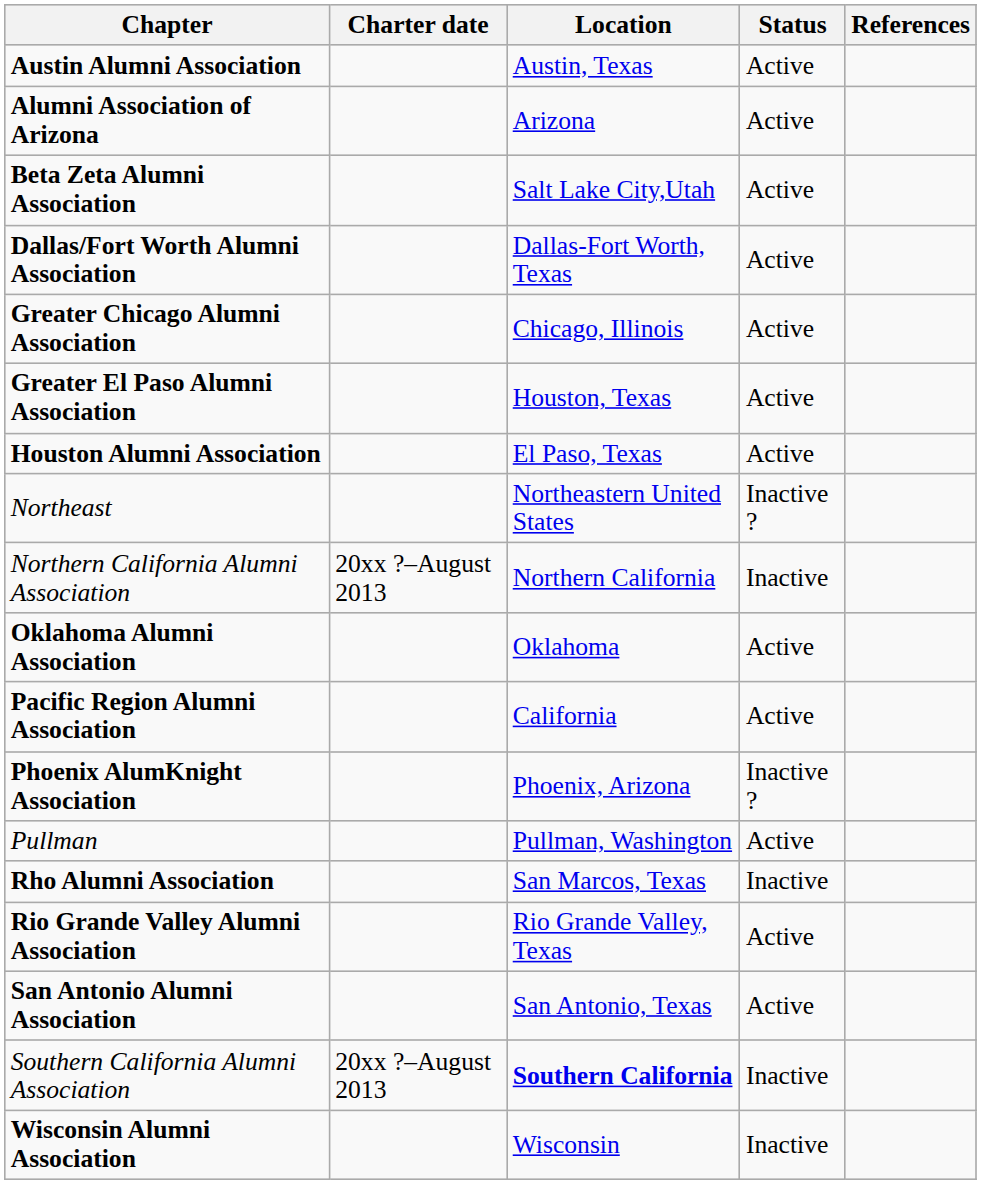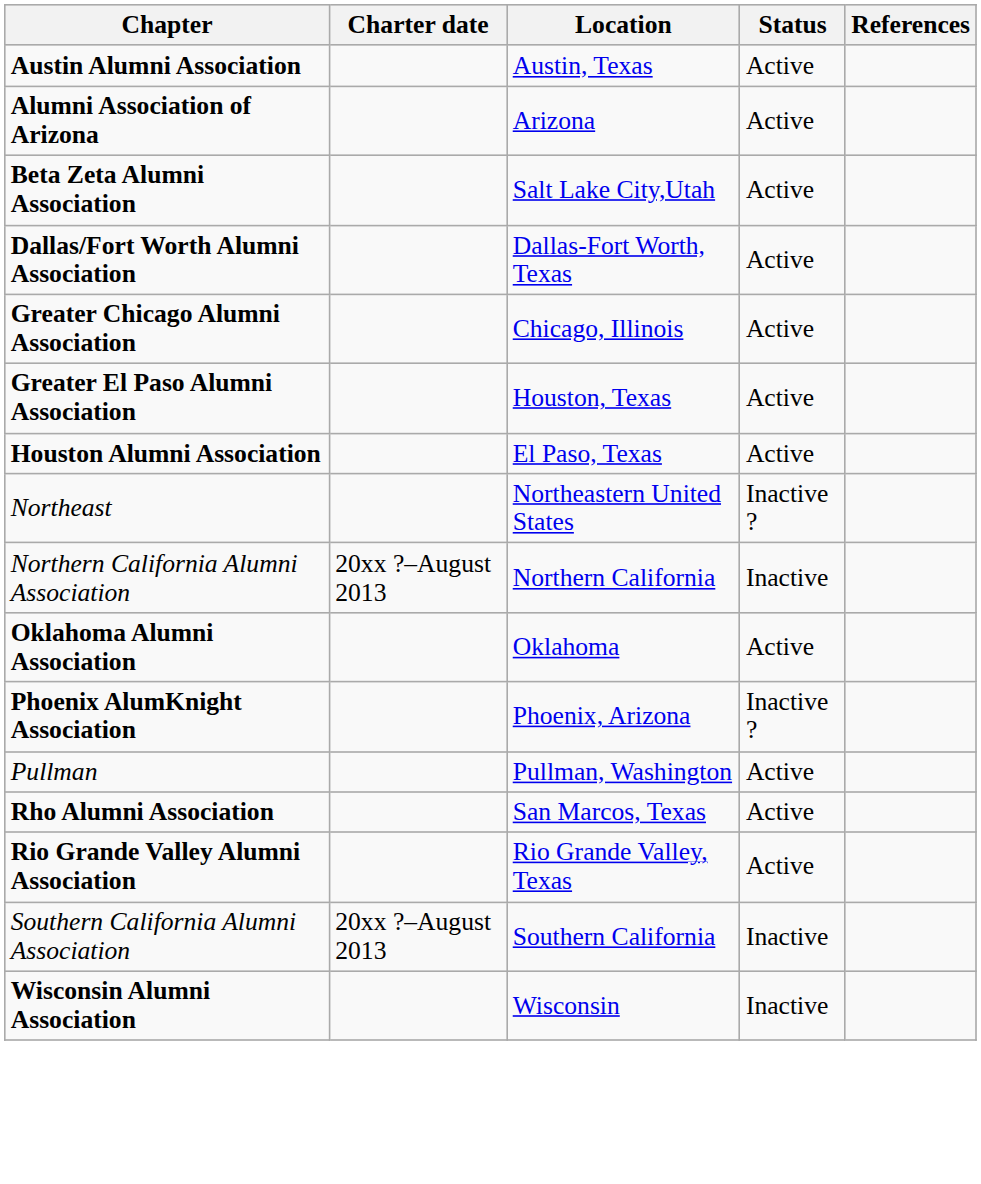- row: (133, 716)
(787, 881) Inactive -> (780, 811) Active
- row: (122, 1005)
(623, 1074) bold -> (614, 936) normal
